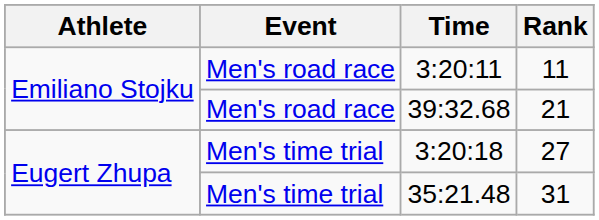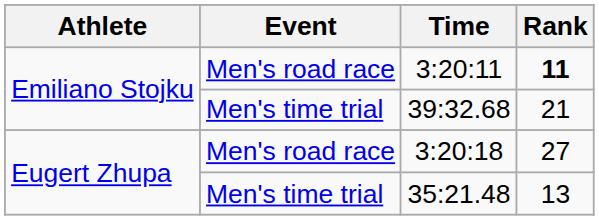(555, 68) normal -> (555, 68) bold
(301, 110) Men's road race -> (295, 110) Men's time trial
(295, 152) Men's time trial -> (301, 152) Men's road race
(555, 194) 31 -> (555, 194) 13
